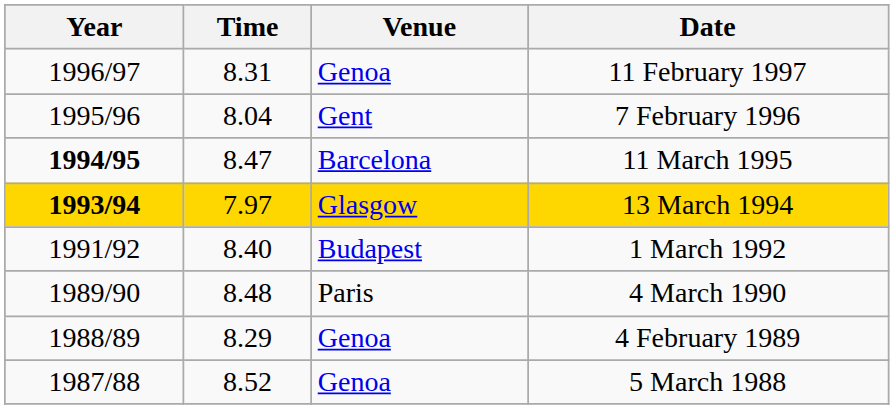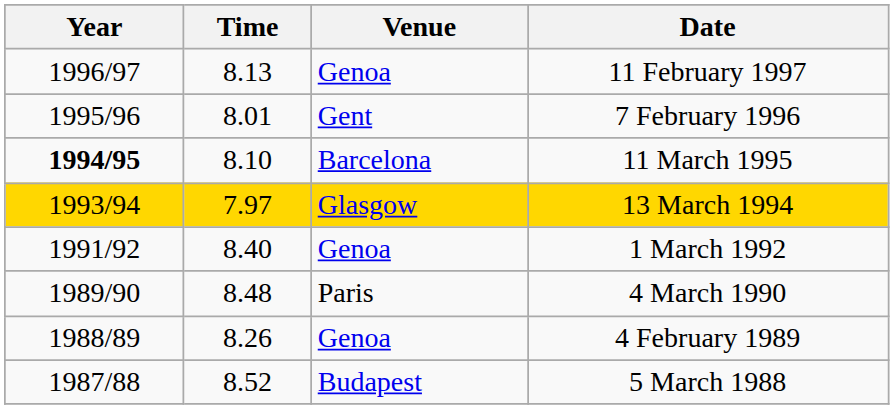(248, 71) 8.31 -> (248, 71) 8.13
(248, 115) 8.04 -> (248, 115) 8.01
(248, 159) 8.47 -> (248, 159) 8.10
(94, 204) bold -> (94, 204) normal
(370, 248) Budapest -> (354, 248) Genoa
(248, 337) 8.29 -> (248, 337) 8.26
(354, 381) Genoa -> (370, 381) Budapest
